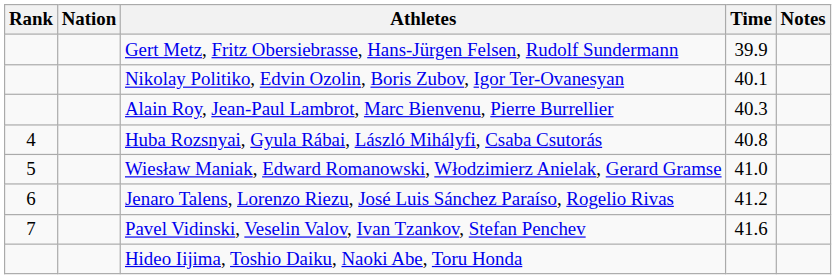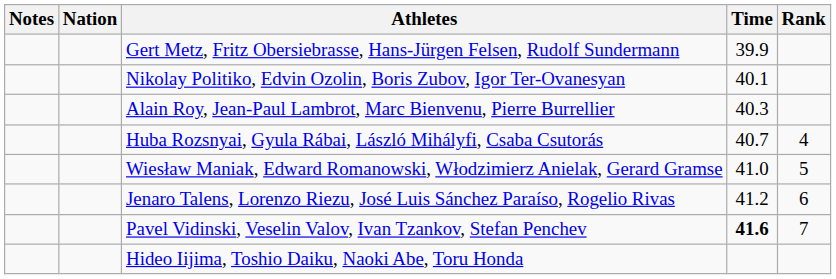columns swapped: (31, 19) <-> (803, 19)
(751, 139) 40.8 -> (752, 139) 40.7
(751, 229) normal -> (752, 229) bold
